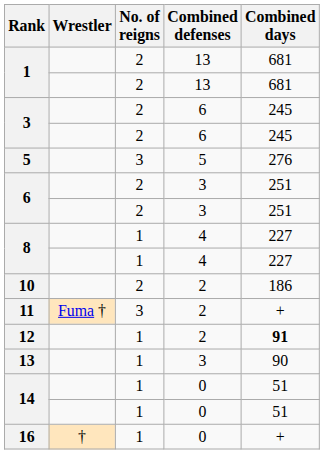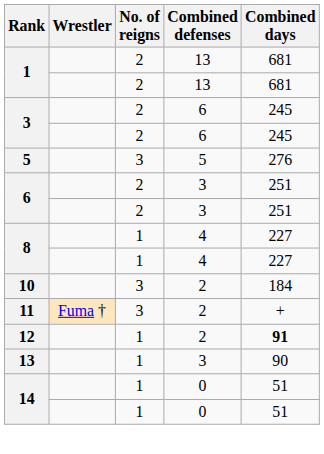(139, 286) 2 -> (139, 286) 3
(280, 286) 186 -> (280, 286) 184
- row: (27, 436)
